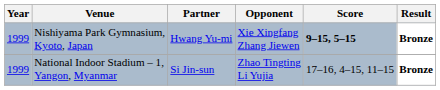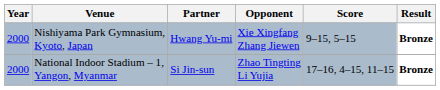(18, 38) 1999 -> (18, 38) 2000
(331, 38) bold -> (331, 38) normal
(18, 70) 1999 -> (18, 70) 2000
